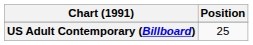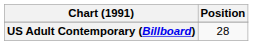(223, 31) 25 -> (223, 31) 28
